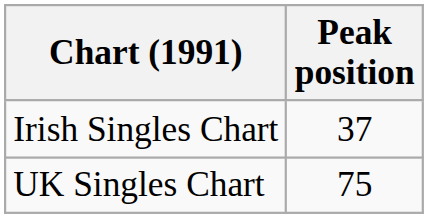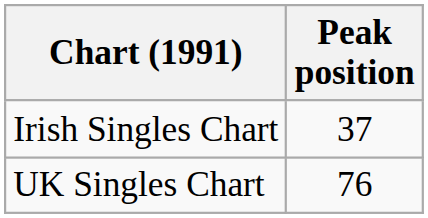(355, 184) 75 -> (355, 184) 76
